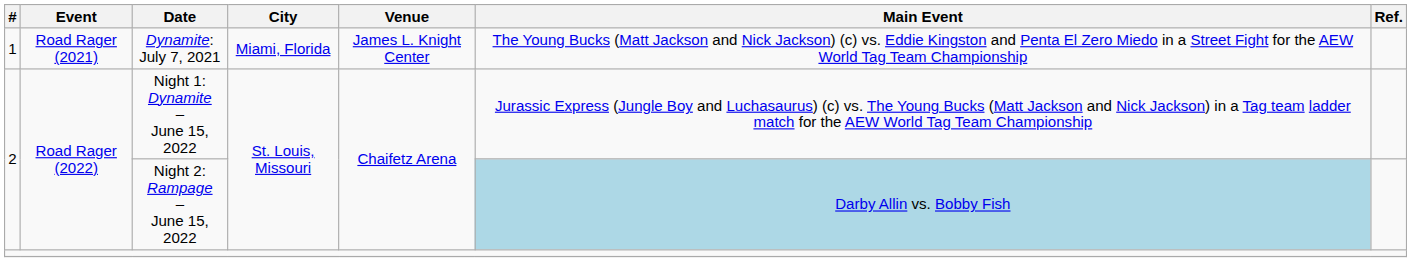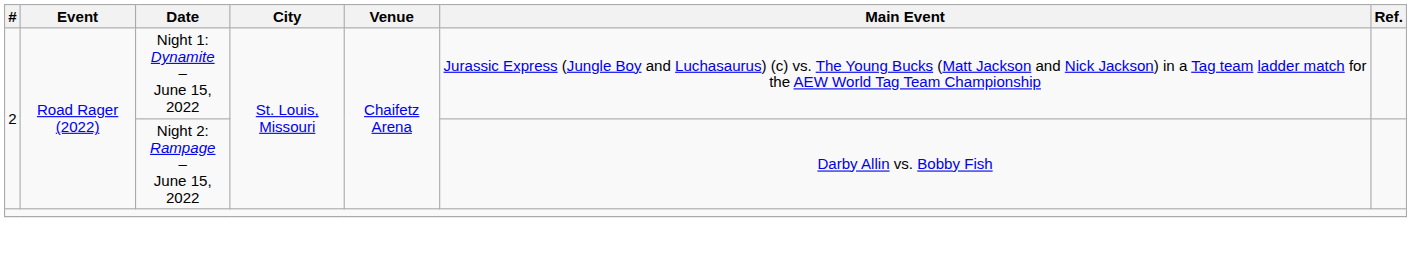- row: (12, 48)
(923, 204) lightblue background -> (905, 164) no background
